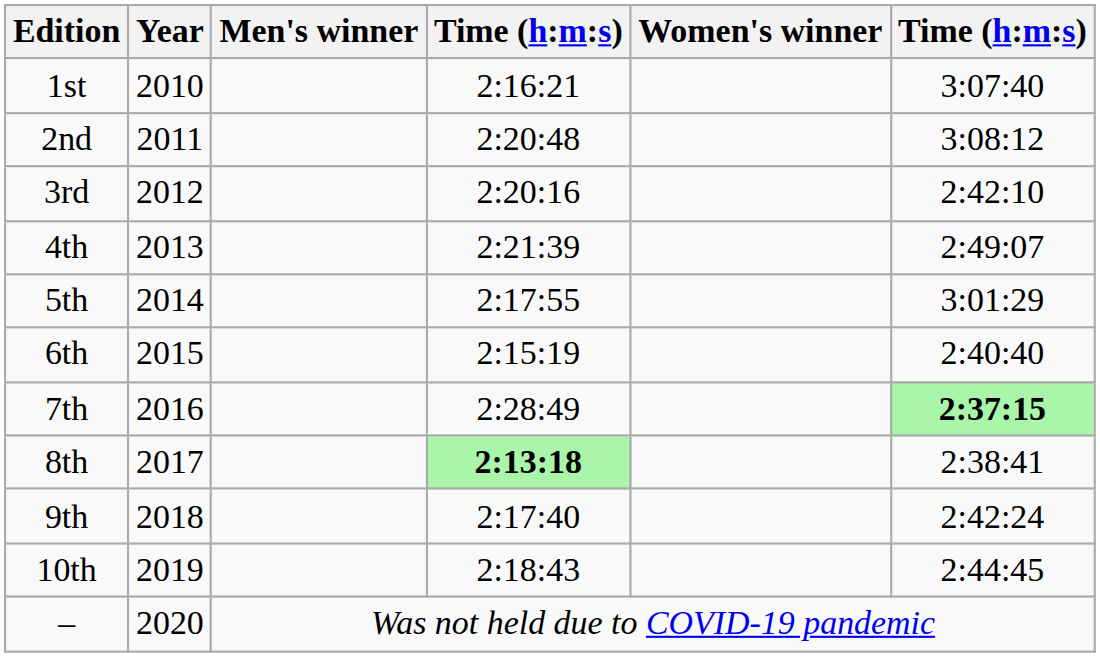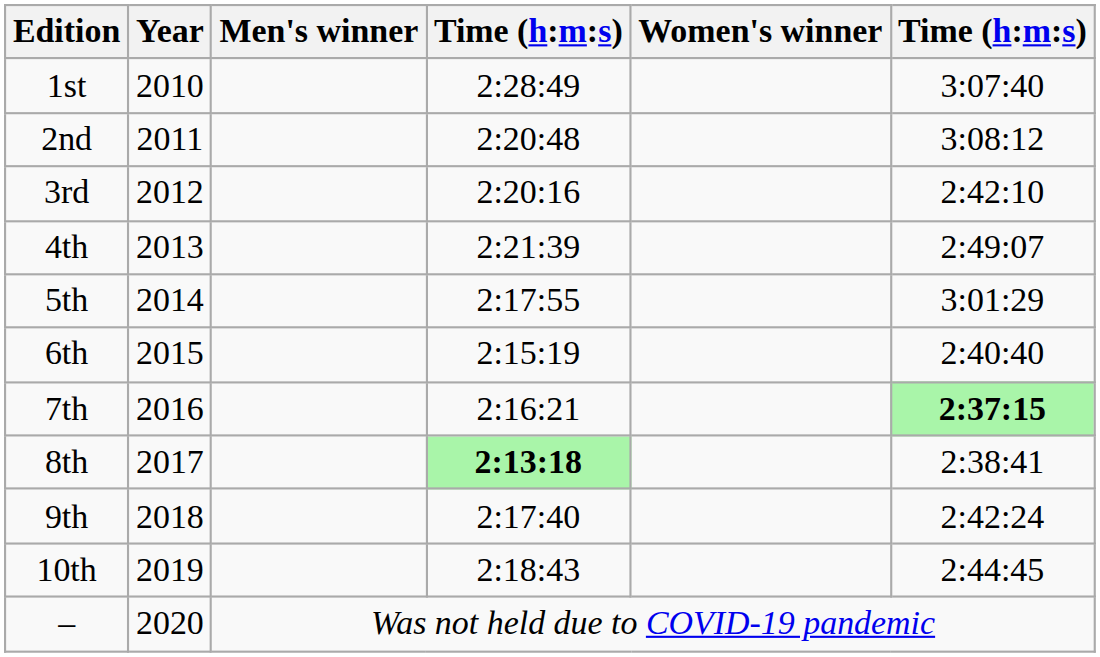(528, 85) 2:16:21 -> (528, 85) 2:28:49
(528, 407) 2:28:49 -> (528, 407) 2:16:21
